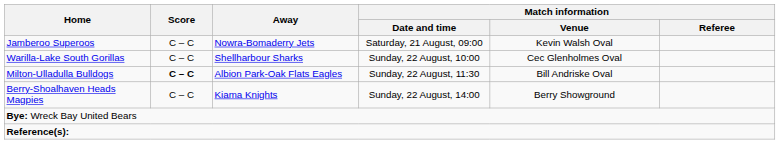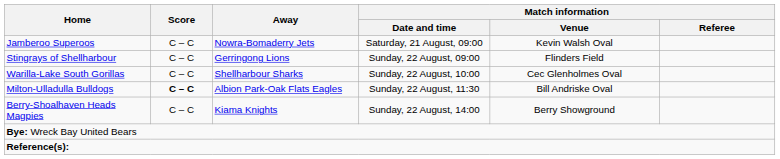+ row: (61, 58)
